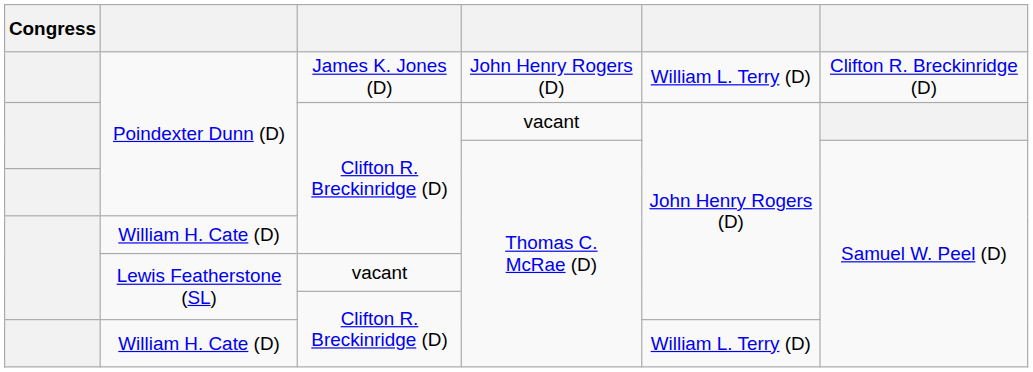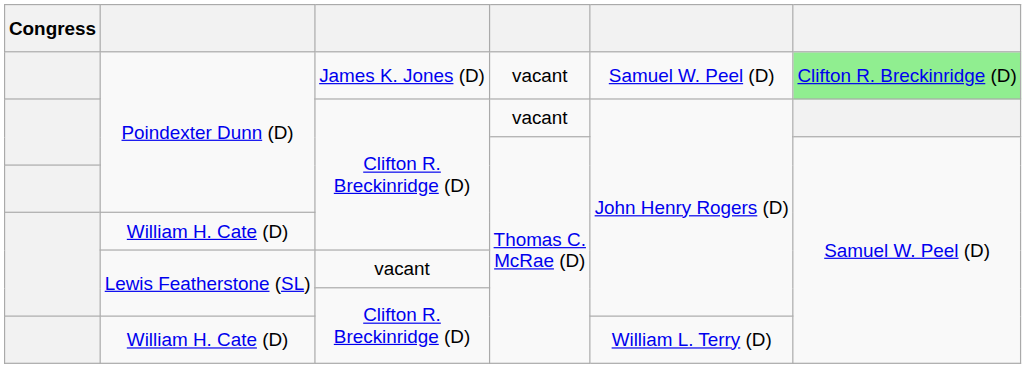(551, 77) John Henry Rogers (D) -> (540, 75) vacant
(731, 77) William L. Terry (D) -> (692, 75) Samuel W. Peel (D)
(924, 77) no background -> (907, 75) lightgreen background
